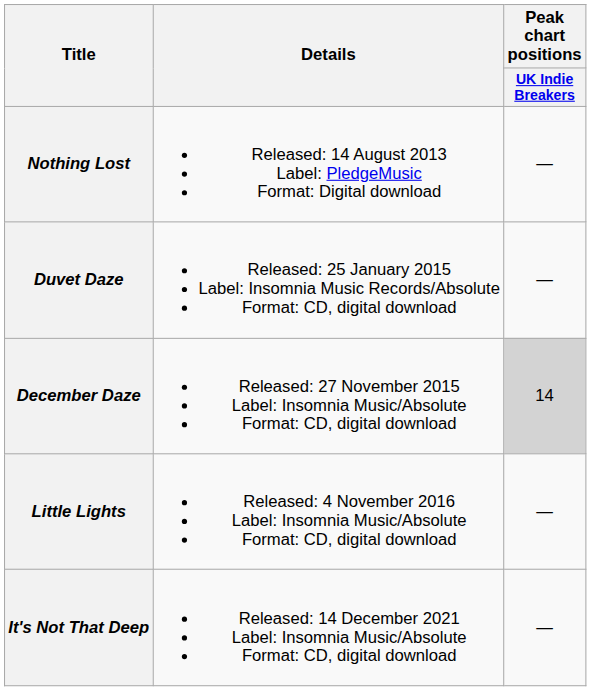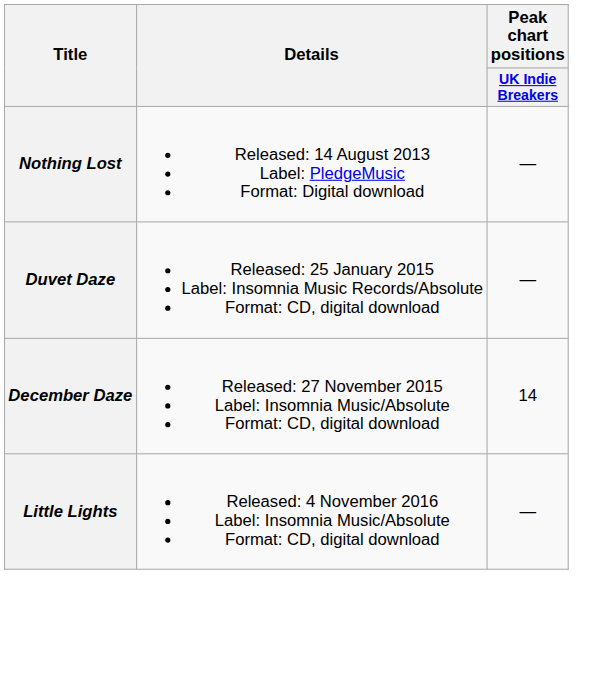(545, 395) lightgrey background -> (528, 395) no background
- row: (79, 627)
